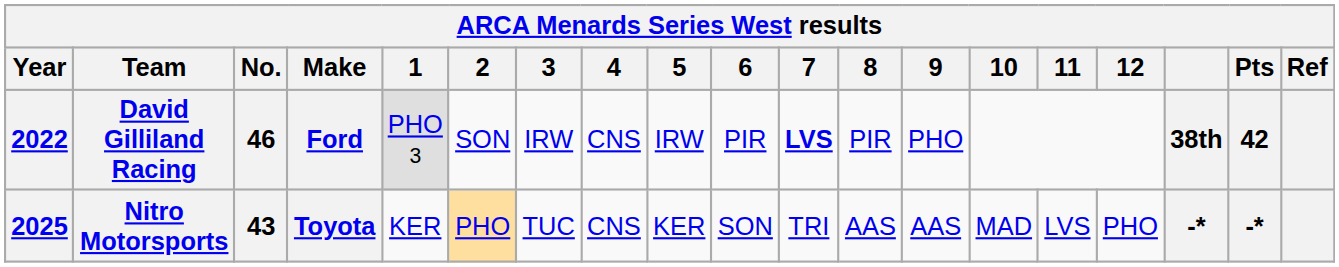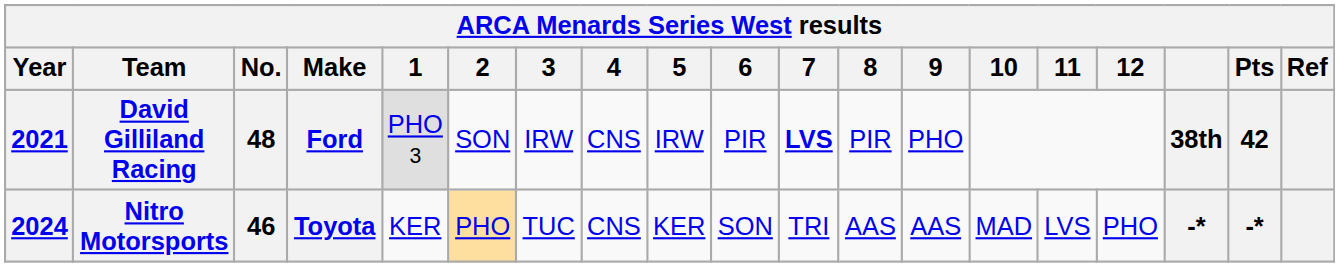(39, 140) 2022 -> (39, 140) 2021
(261, 140) 46 -> (261, 140) 48
(39, 226) 2025 -> (39, 226) 2024
(261, 226) 43 -> (261, 226) 46
